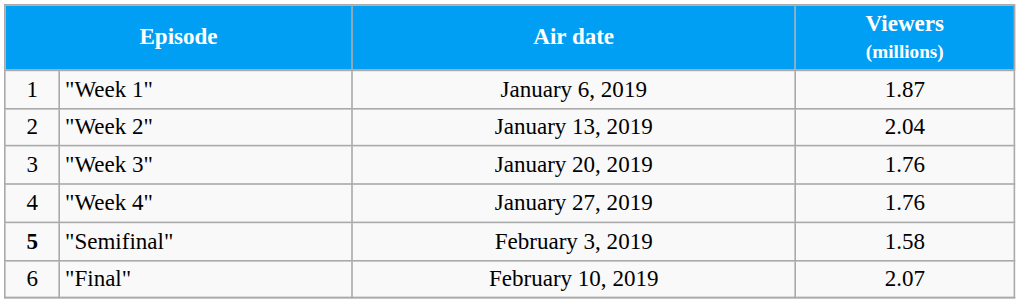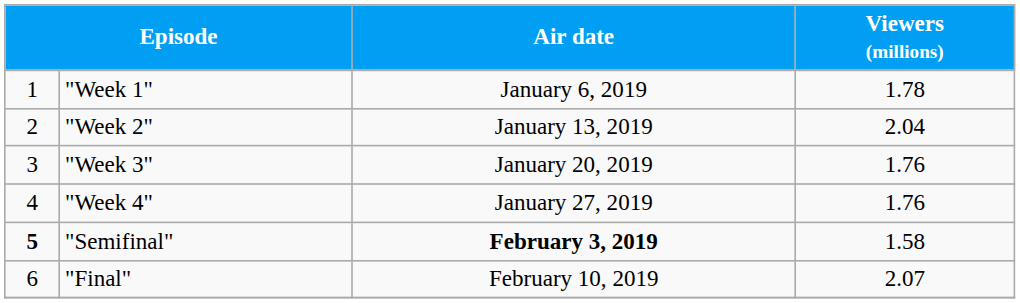(905, 89) 1.87 -> (905, 89) 1.78
(574, 241) normal -> (574, 241) bold
